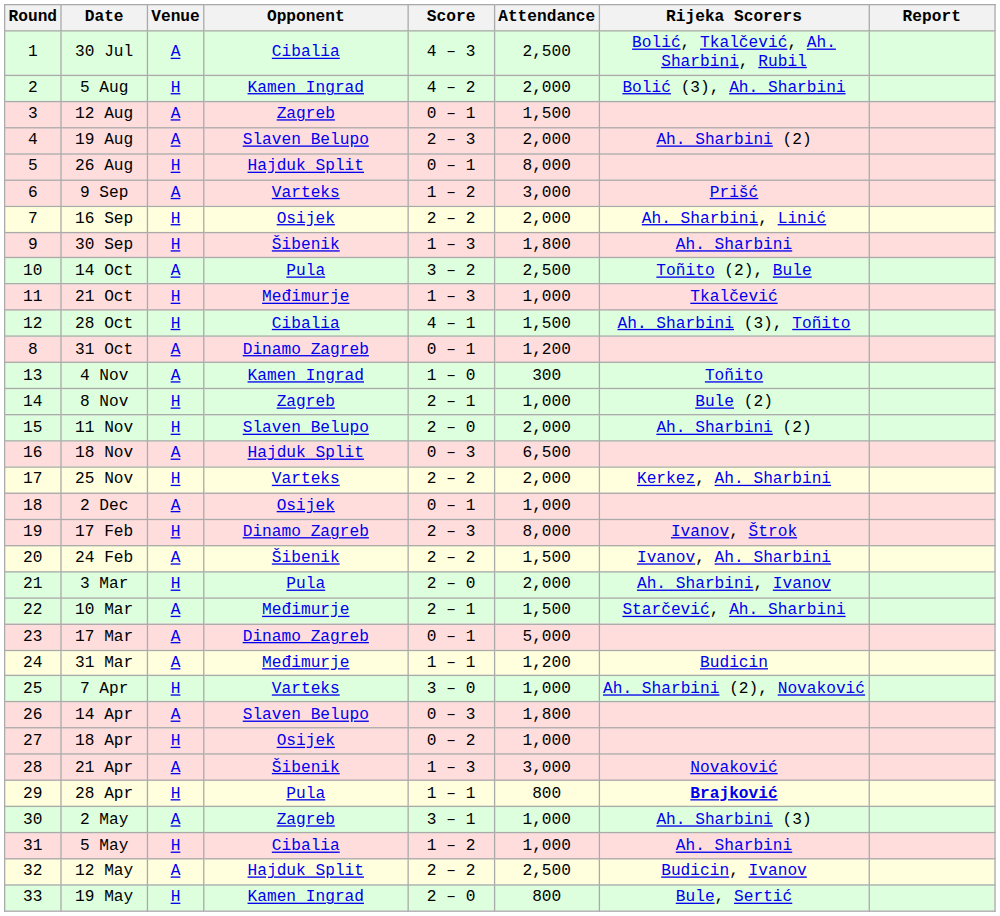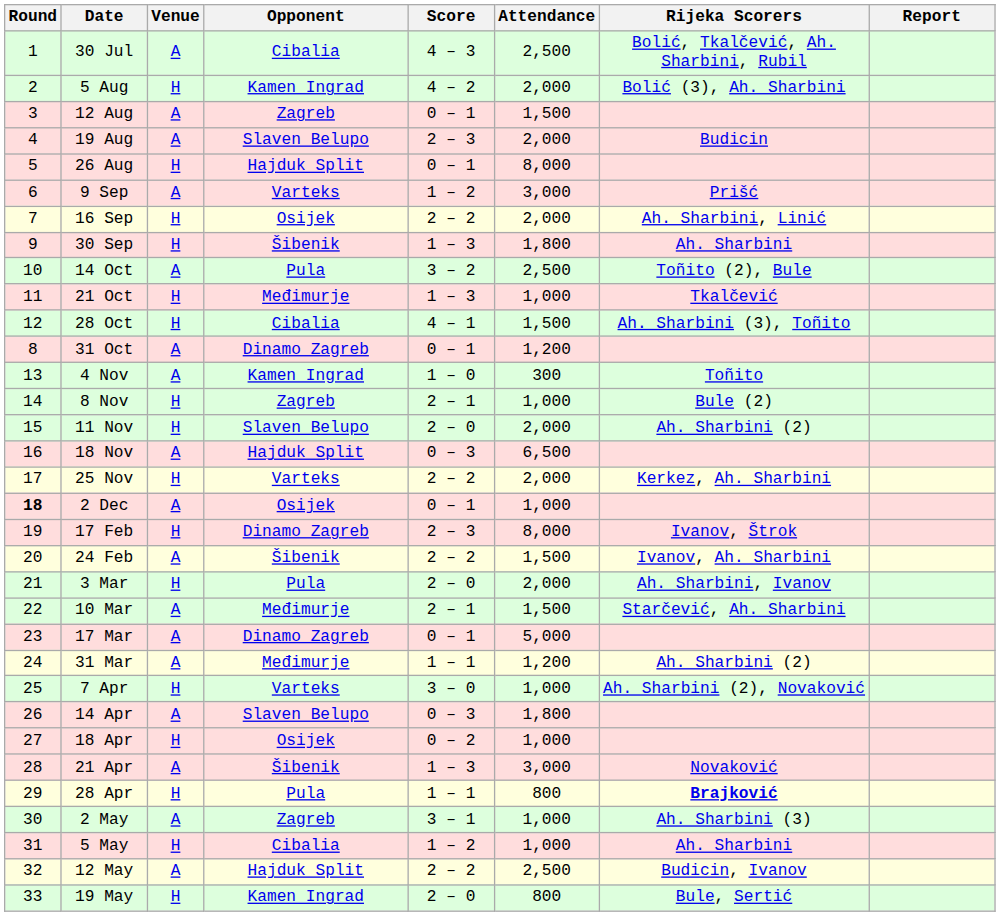(734, 141) Ah. Sharbini (2) -> (734, 141) Budicin
(33, 507) normal -> (33, 507) bold
(734, 663) Budicin -> (734, 663) Ah. Sharbini (2)
